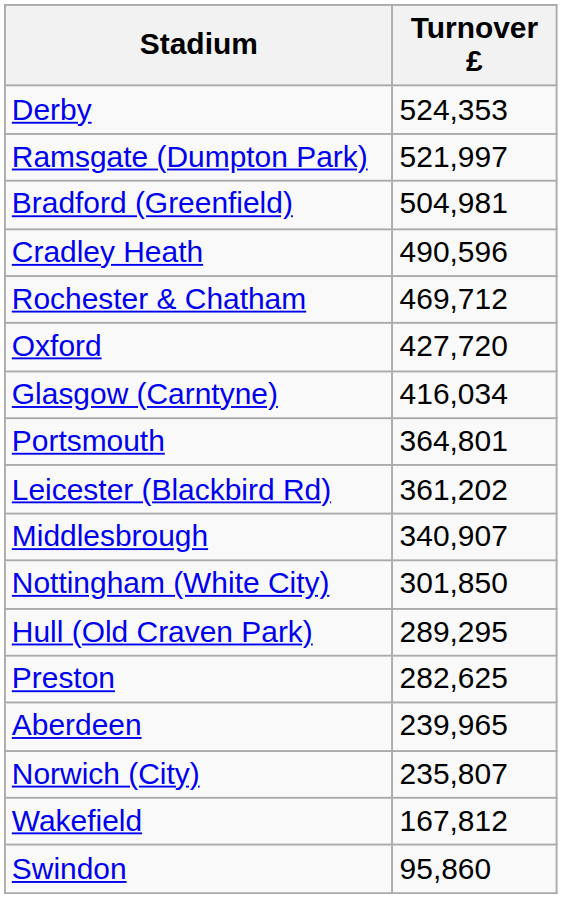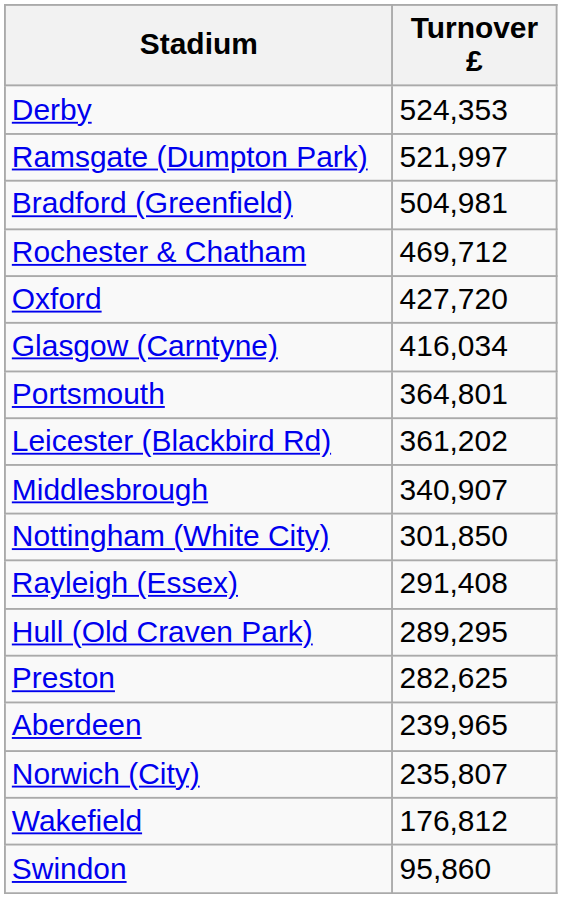- row: (107, 251)
+ row: (125, 583)
(454, 821) 167,812 -> (454, 821) 176,812
